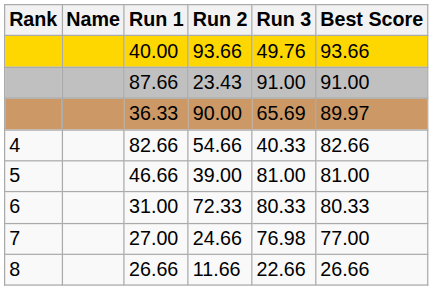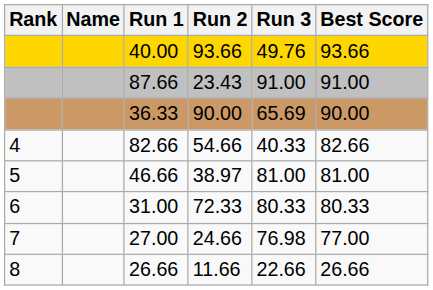(345, 113) 89.97 -> (345, 113) 90.00
(217, 176) 39.00 -> (217, 176) 38.97
